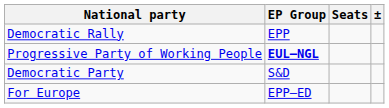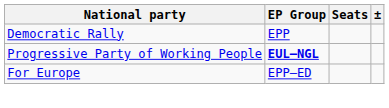- row: (66, 73)
